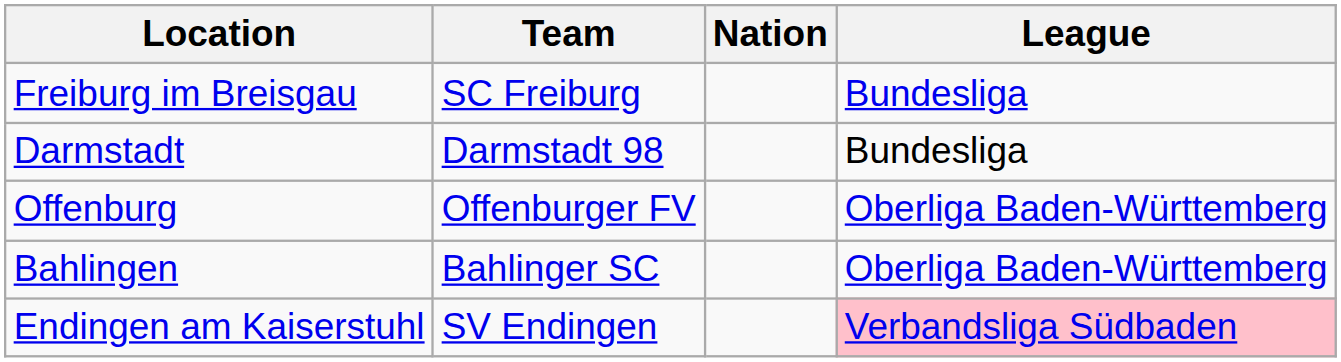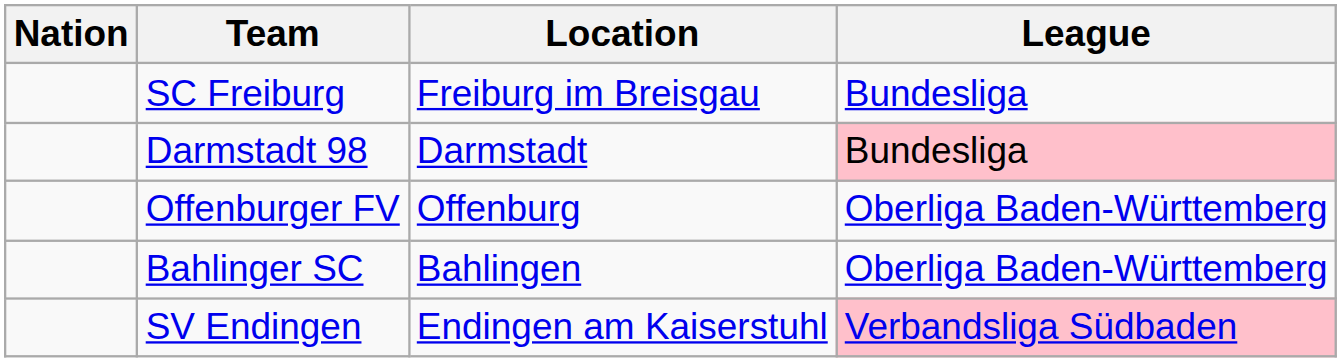columns swapped: (770, 33) <-> (219, 33)
(936, 151) no background -> (936, 151) pink background
